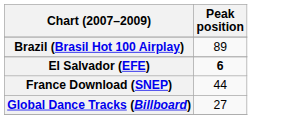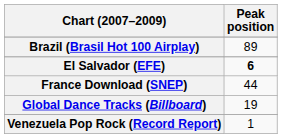(220, 104) 27 -> (251, 104) 19
+ row: (114, 124)
